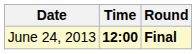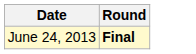- column: (120, 15)
